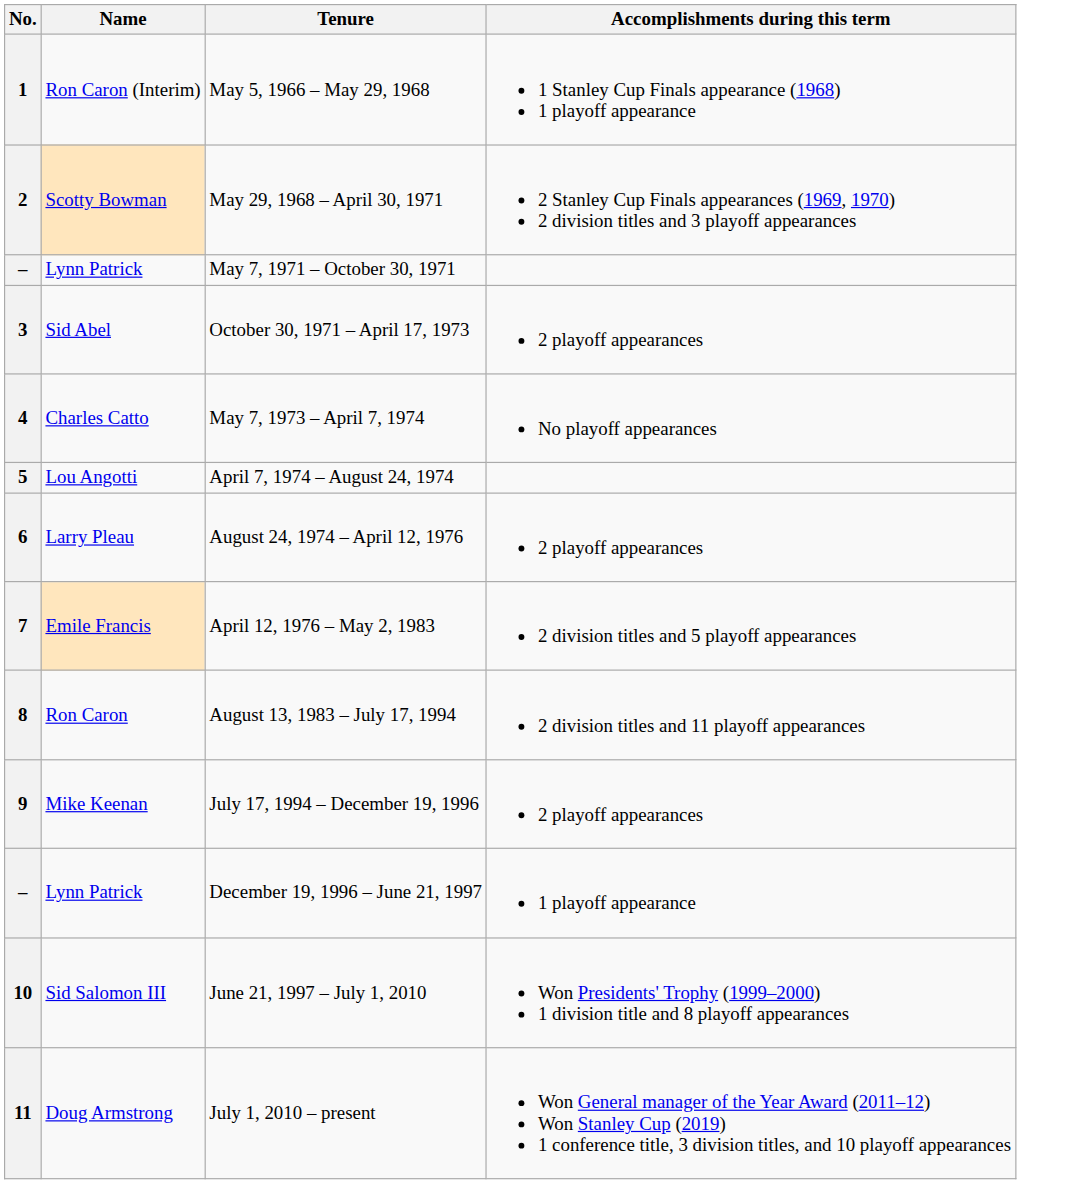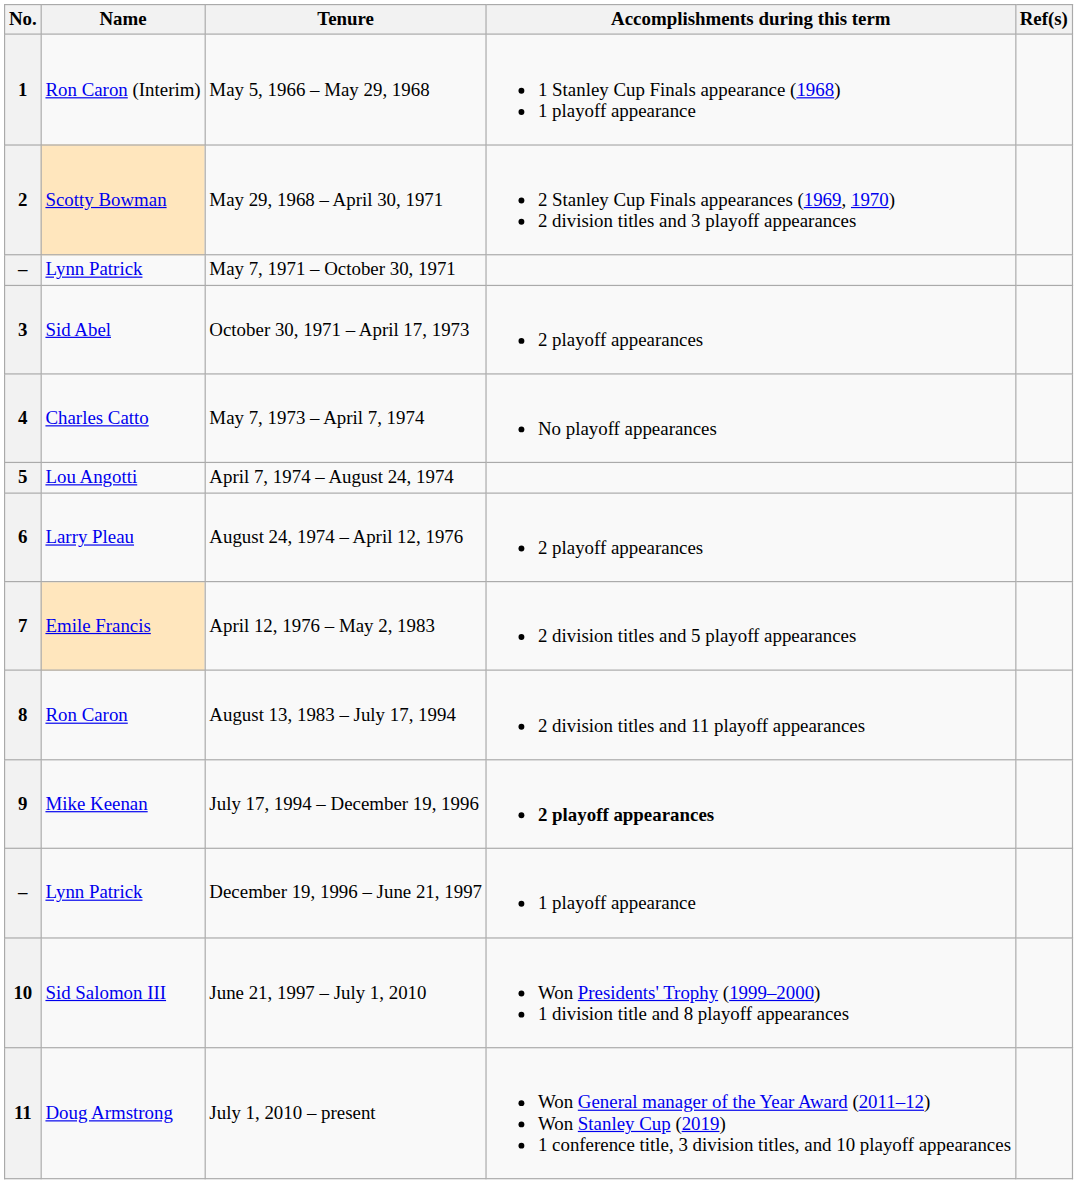+ column: (1044, 19)
(751, 815) normal -> (751, 815) bold
